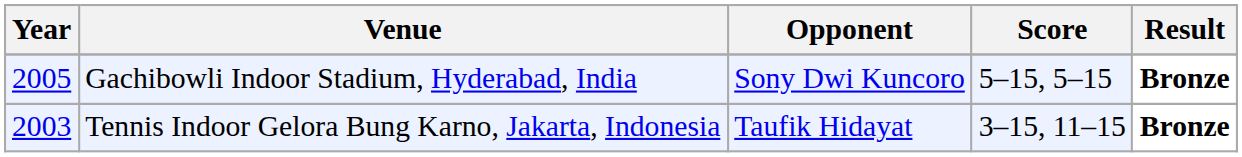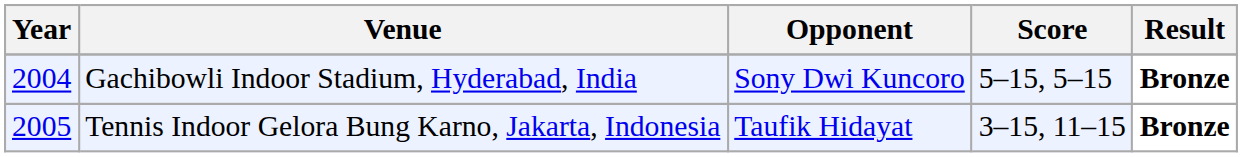(42, 78) 2005 -> (42, 78) 2004
(42, 127) 2003 -> (42, 127) 2005
